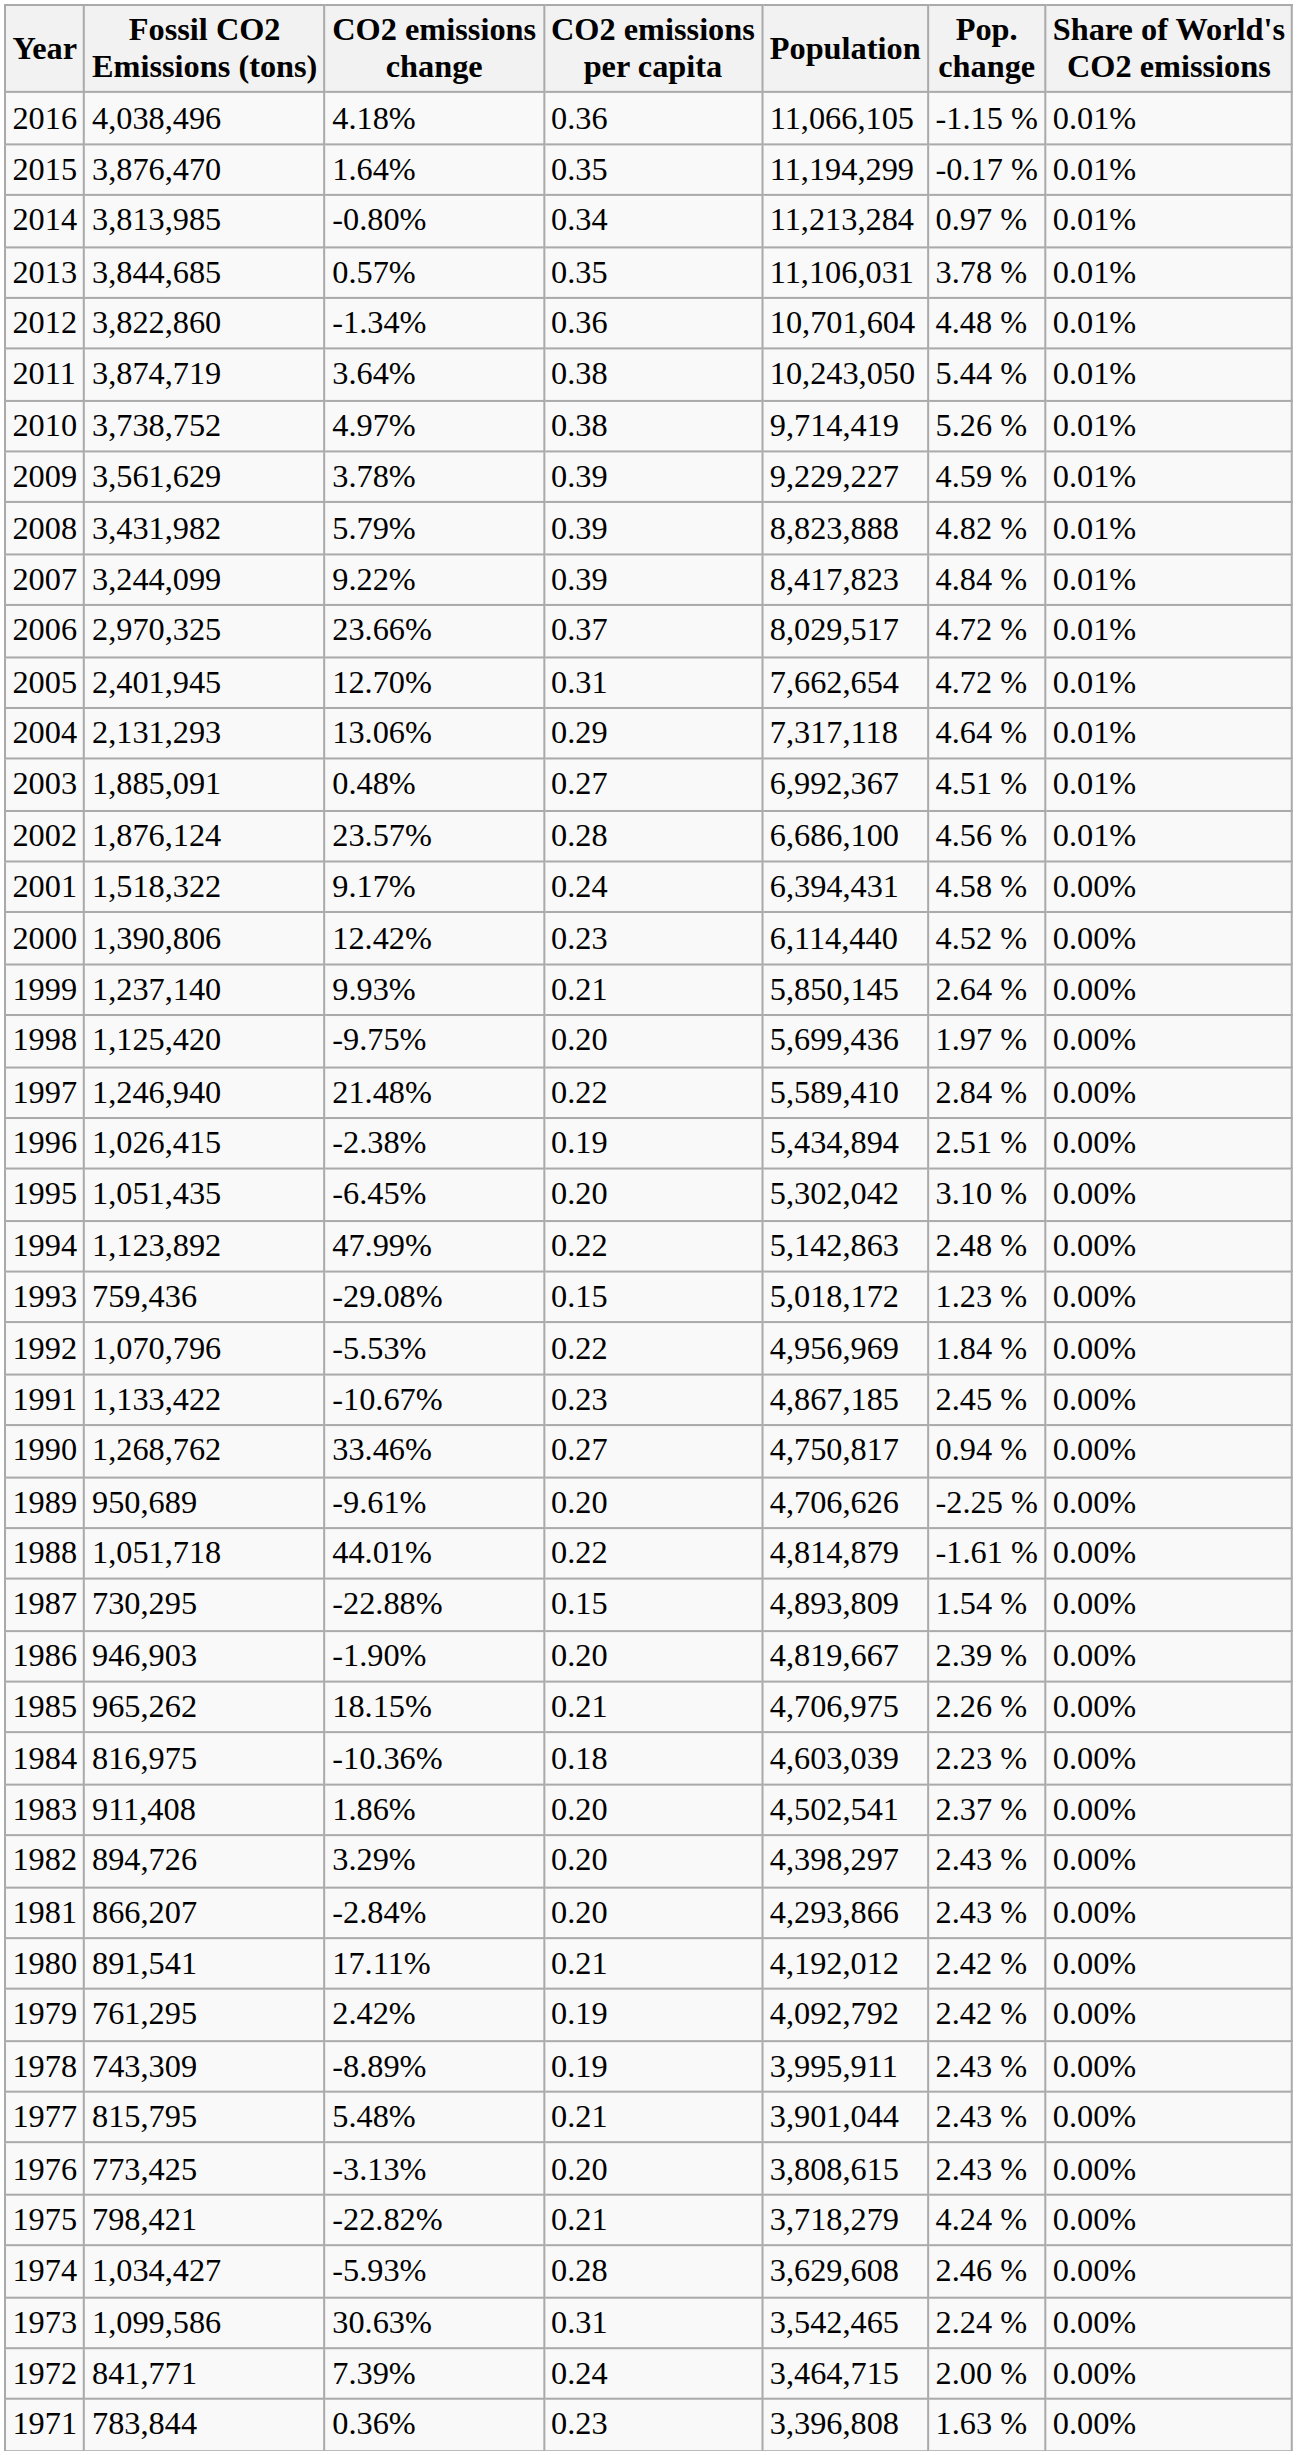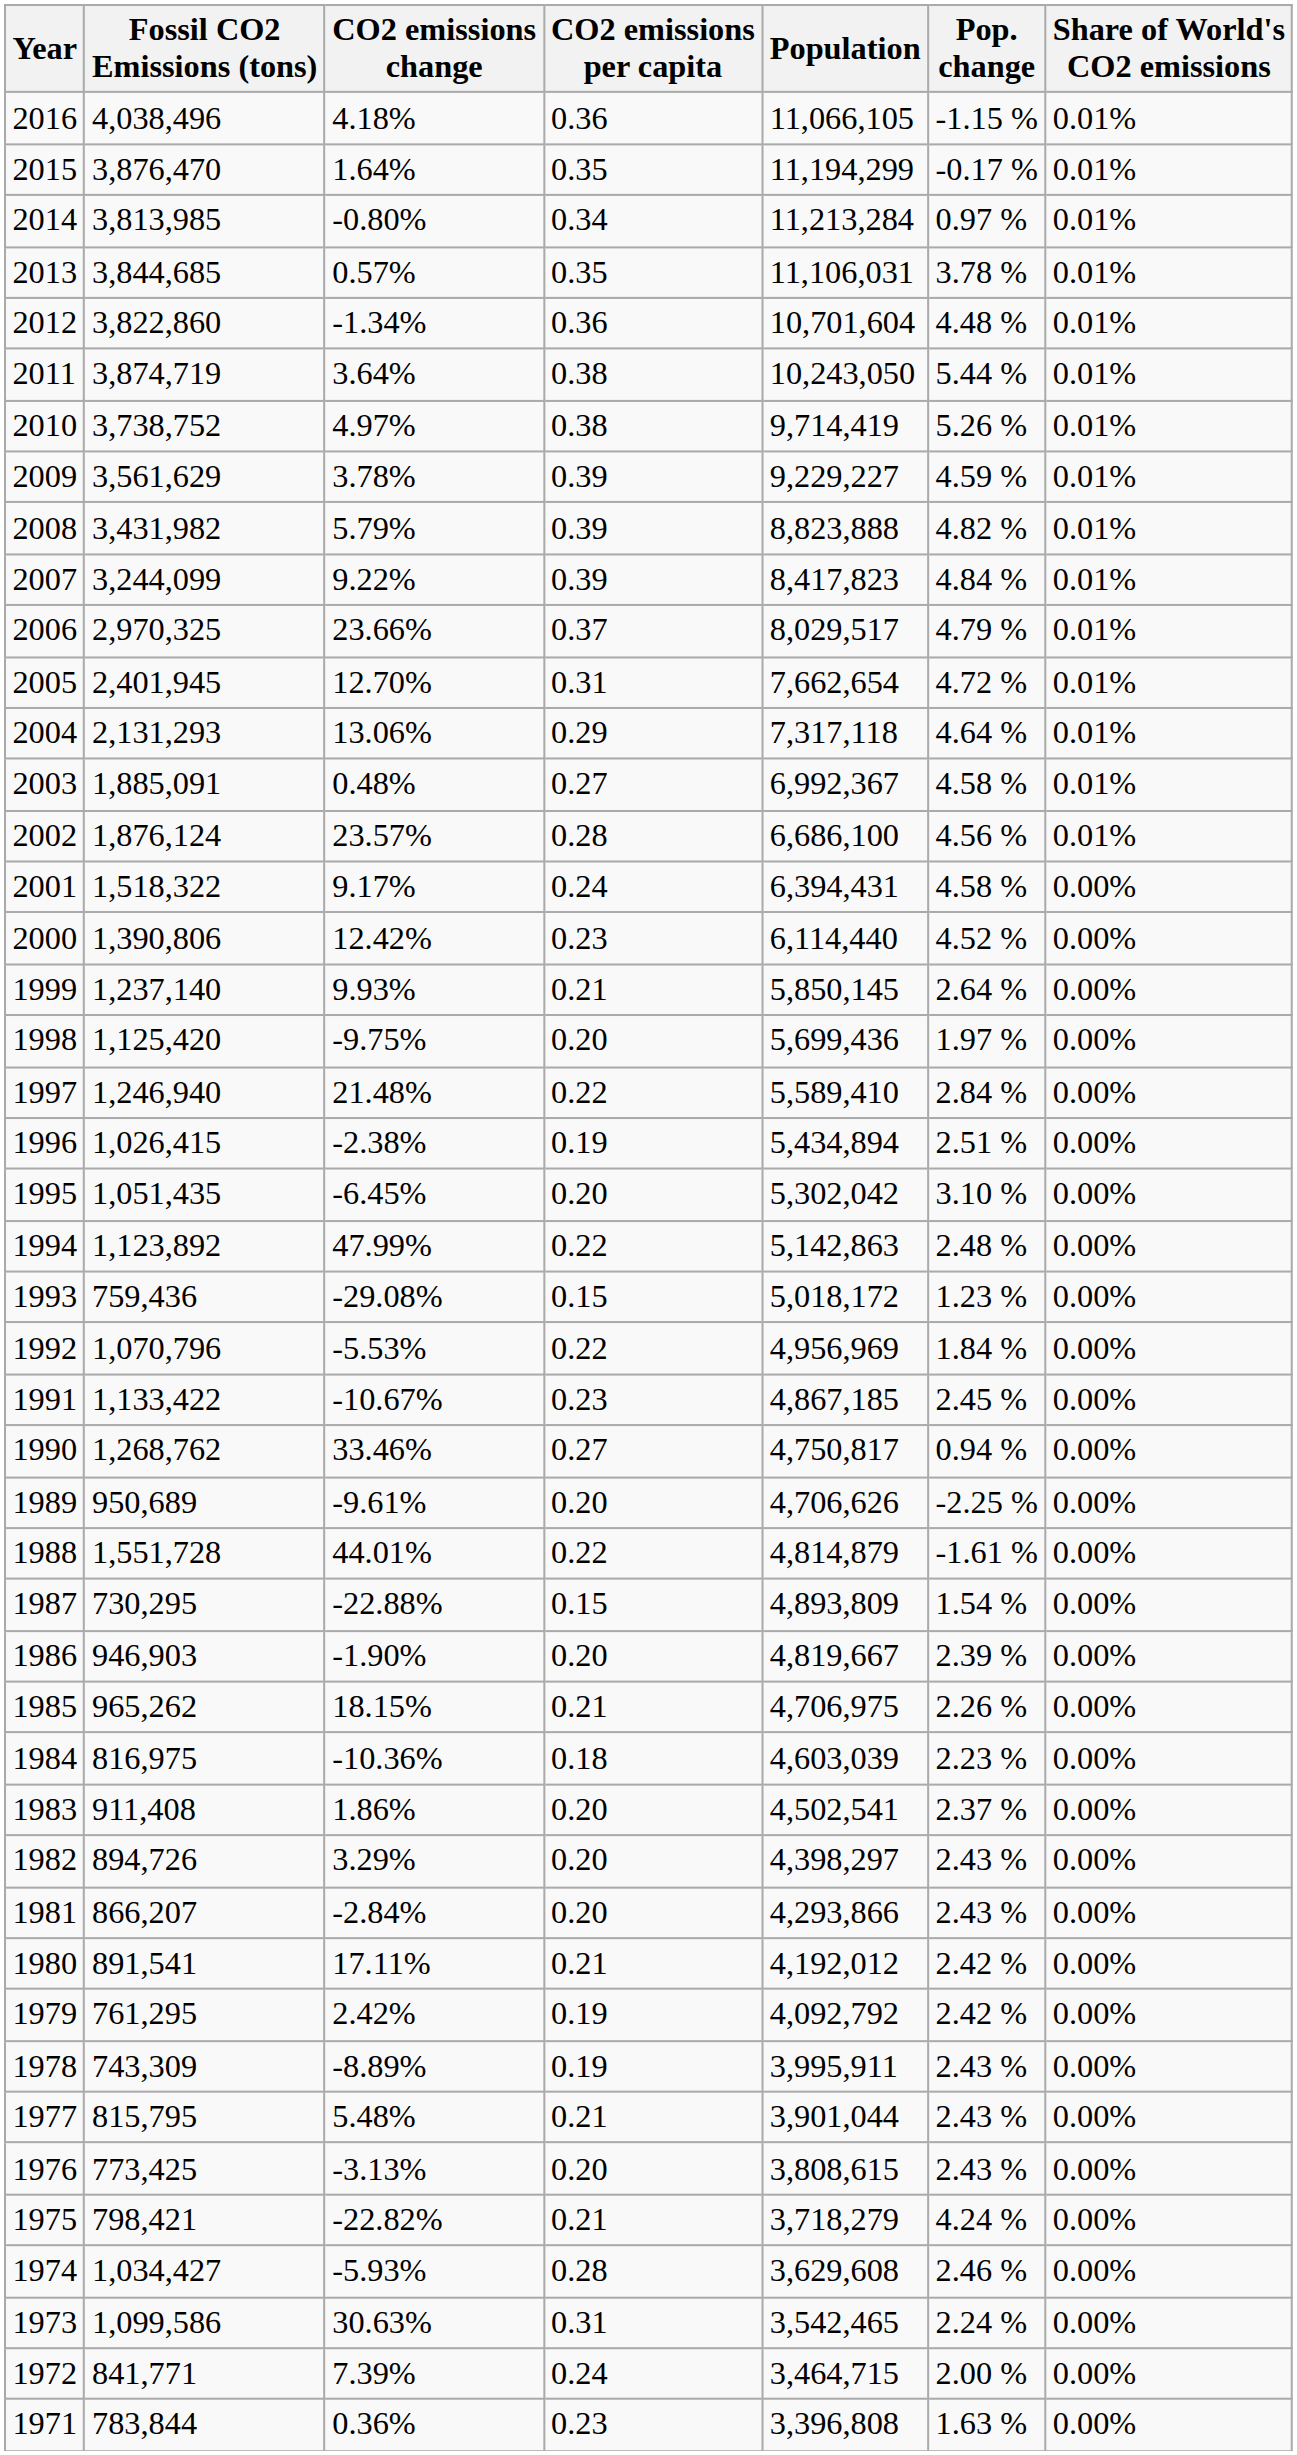(981, 630) 4.72 % -> (981, 630) 4.79 %
(981, 784) 4.51 % -> (981, 784) 4.58 %
(157, 1552) 1,051,718 -> (157, 1552) 1,551,728
